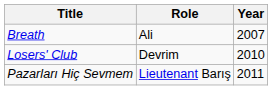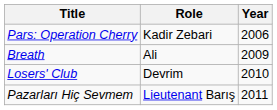+ row: (72, 34)
(251, 34) 2007 -> (255, 54) 2009
